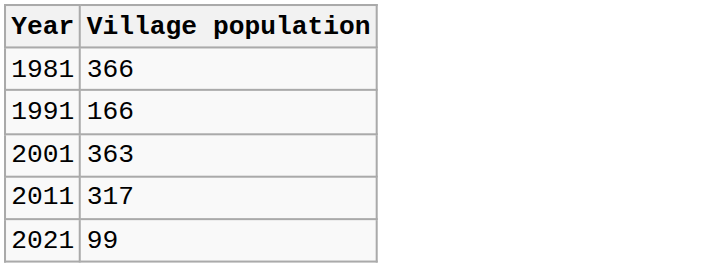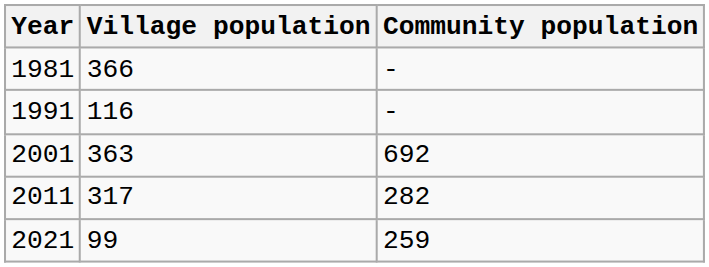+ column: (541, 26)
(110, 112) 166 -> (110, 112) 116
